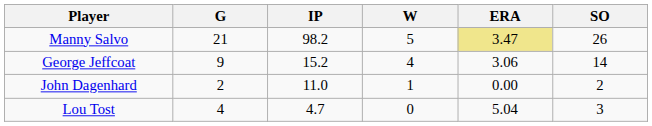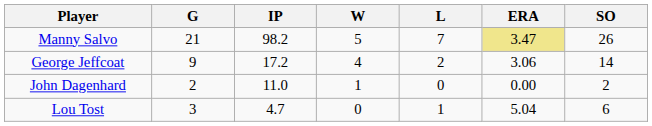+ column: (441, 16)
(315, 62) 15.2 -> (275, 62) 17.2
(220, 109) 4 -> (193, 109) 3
(600, 109) 3 -> (606, 109) 6
